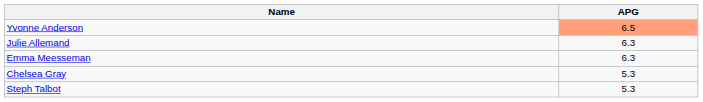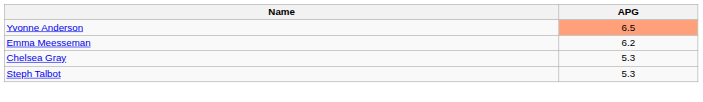- row: (38, 43)
(628, 58) 6.3 -> (628, 43) 6.2
